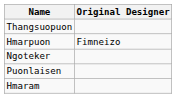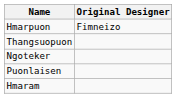rows swapped: (28, 41) <-> (39, 27)
